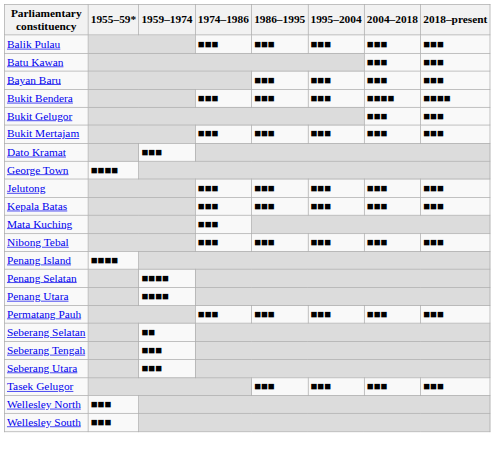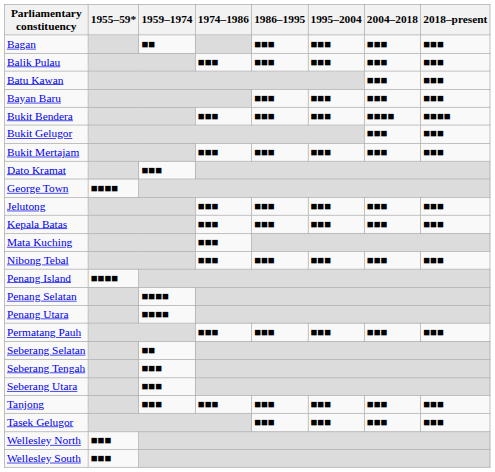+ row: (21, 44)
+ row: (26, 404)
